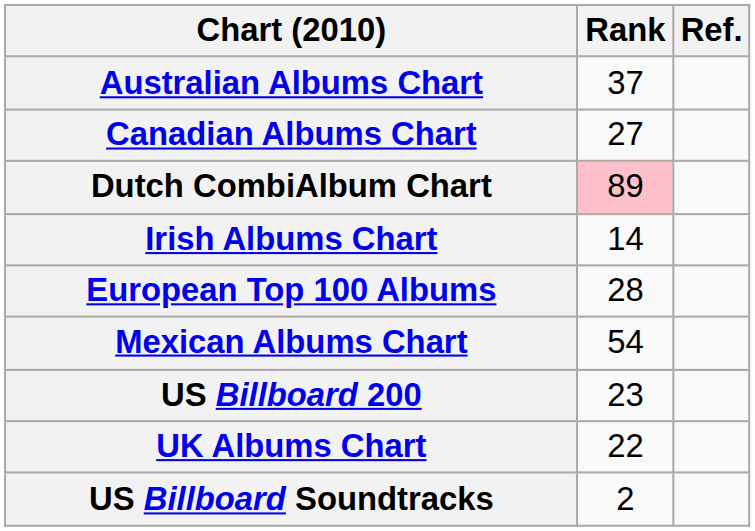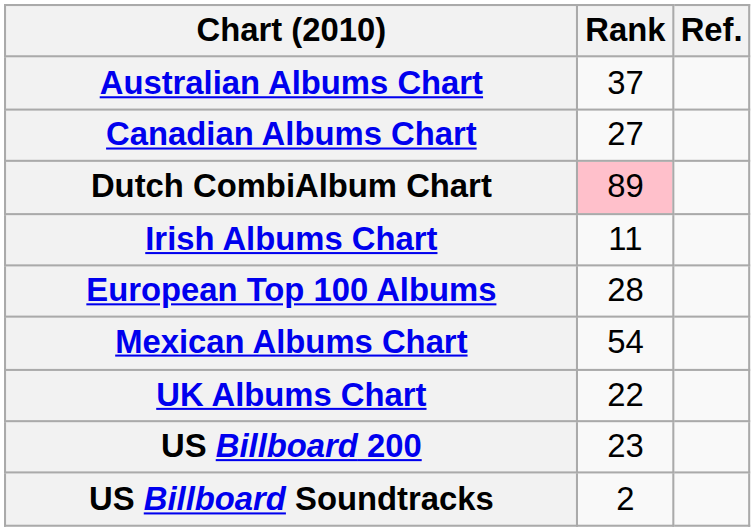(625, 238) 14 -> (625, 238) 11
rows swapped: (291, 446) <-> (291, 394)
